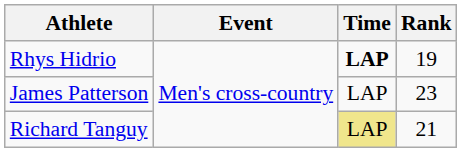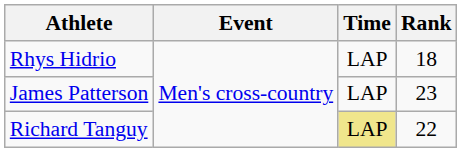(367, 58) bold -> (367, 58) normal
(426, 58) 19 -> (426, 58) 18
(426, 129) 21 -> (426, 129) 22
